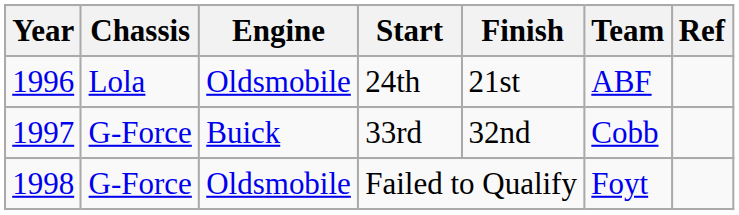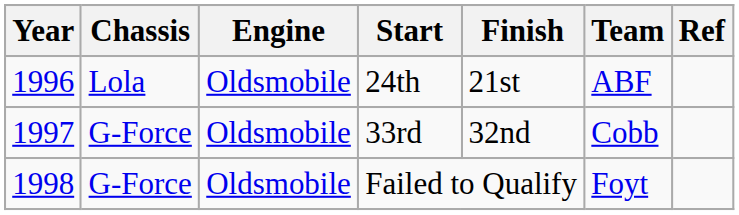(243, 132) Buick -> (279, 132) Oldsmobile
